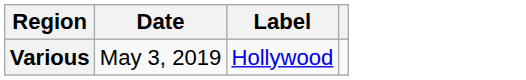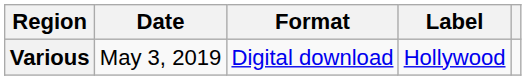+ column: (312, 22)
